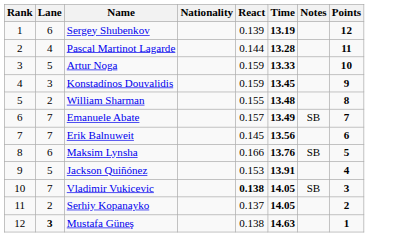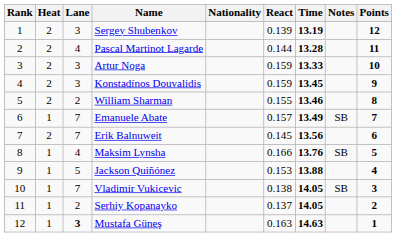+ column: (49, 13)
(50, 30) 6 -> (77, 30) 3
(50, 65) 5 -> (77, 65) 3
(283, 100) 13.48 -> (310, 100) 13.46
(50, 153) 6 -> (77, 153) 4
(283, 170) 13.91 -> (310, 170) 13.88
(252, 188) bold -> (279, 188) normal
(252, 223) 0.138 -> (279, 223) 0.163
